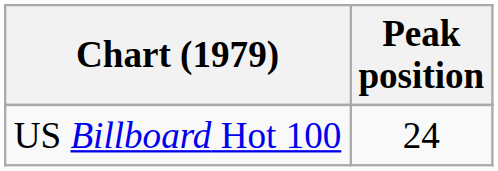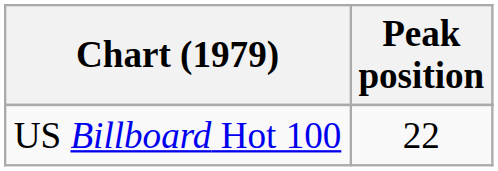(421, 134) 24 -> (421, 134) 22
